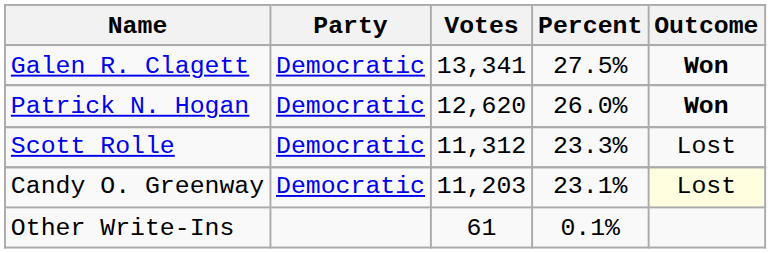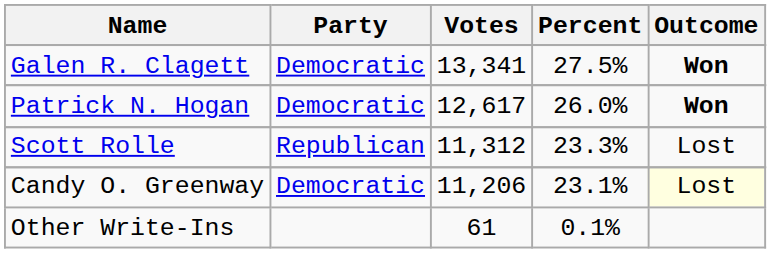(482, 106) 12,620 -> (482, 106) 12,617
(351, 147) Democratic -> (351, 147) Republican
(482, 187) 11,203 -> (482, 187) 11,206
